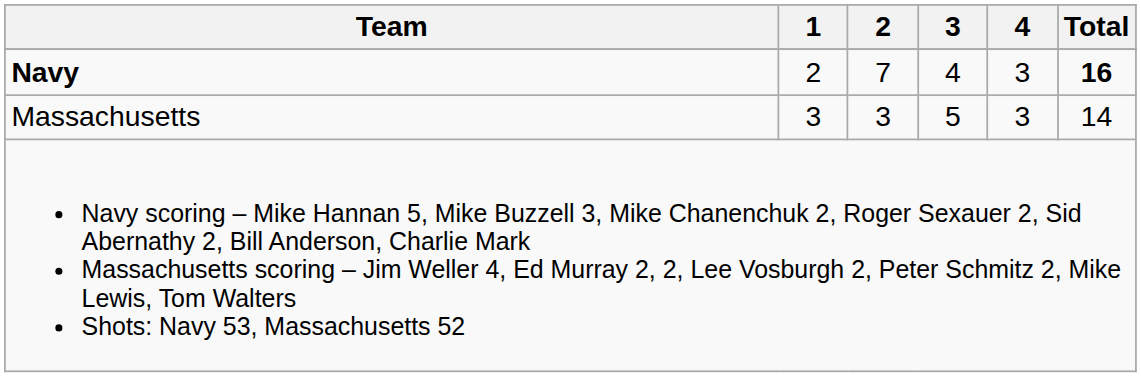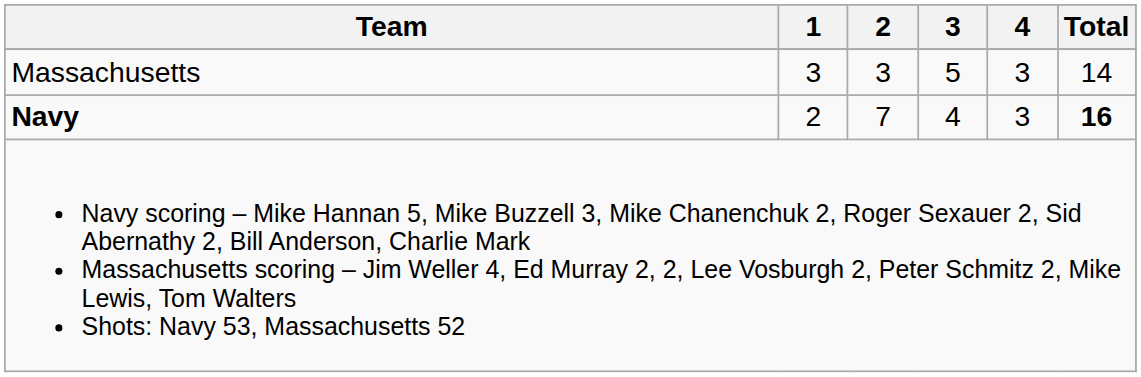rows swapped: (45, 71) <-> (106, 116)
